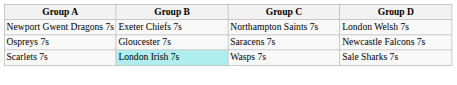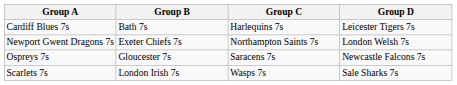+ row: (38, 27)
(149, 57) paleturquoise background -> (149, 73) no background
